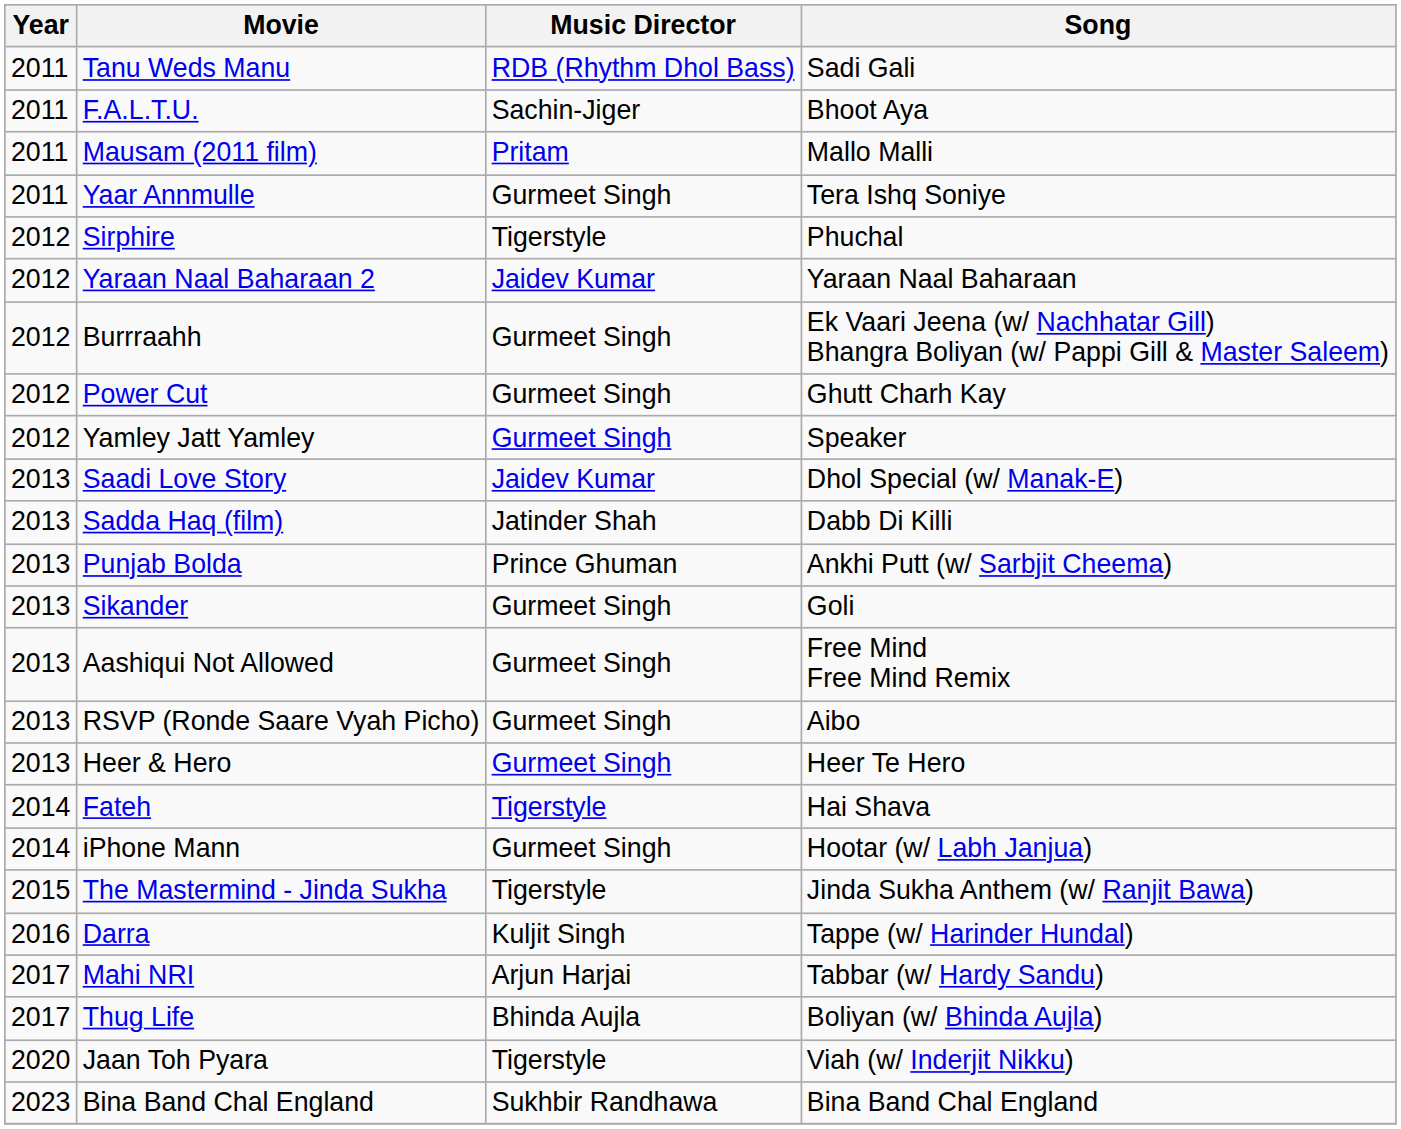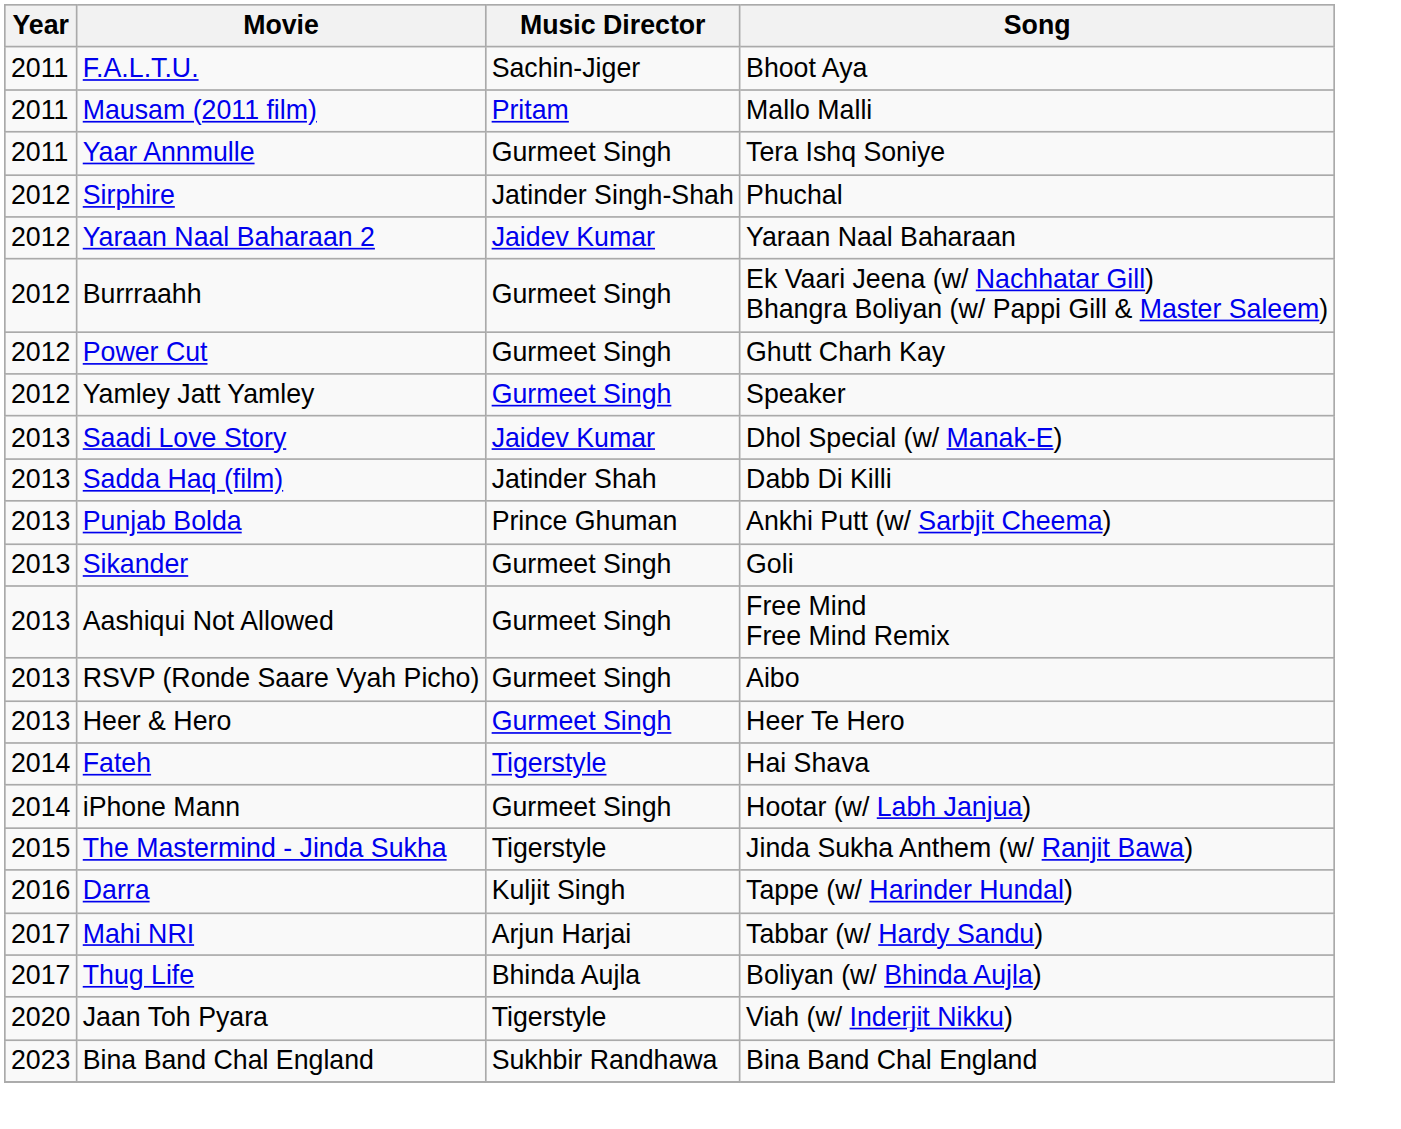- row: (186, 68)
(549, 237) Tigerstyle -> (613, 195) Jatinder Singh-Shah
